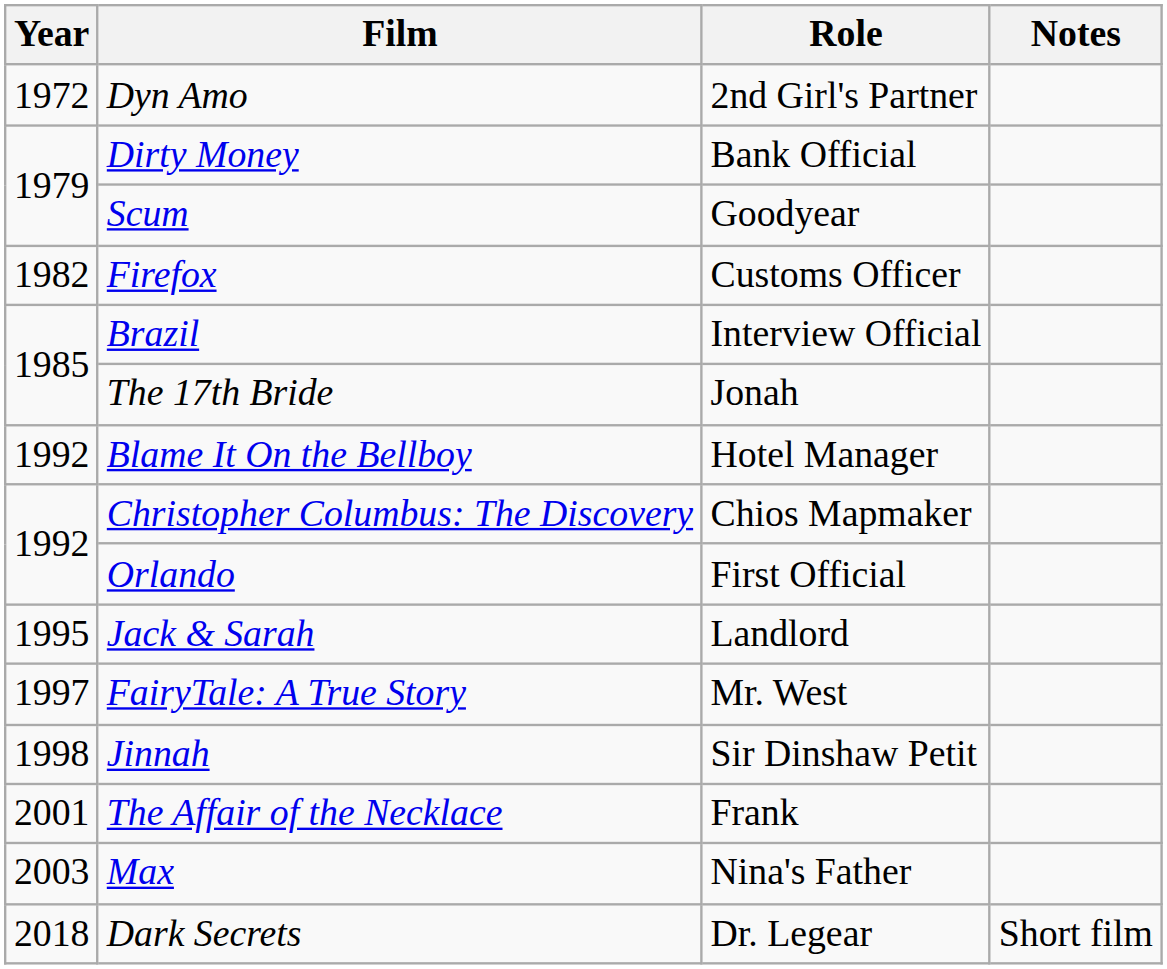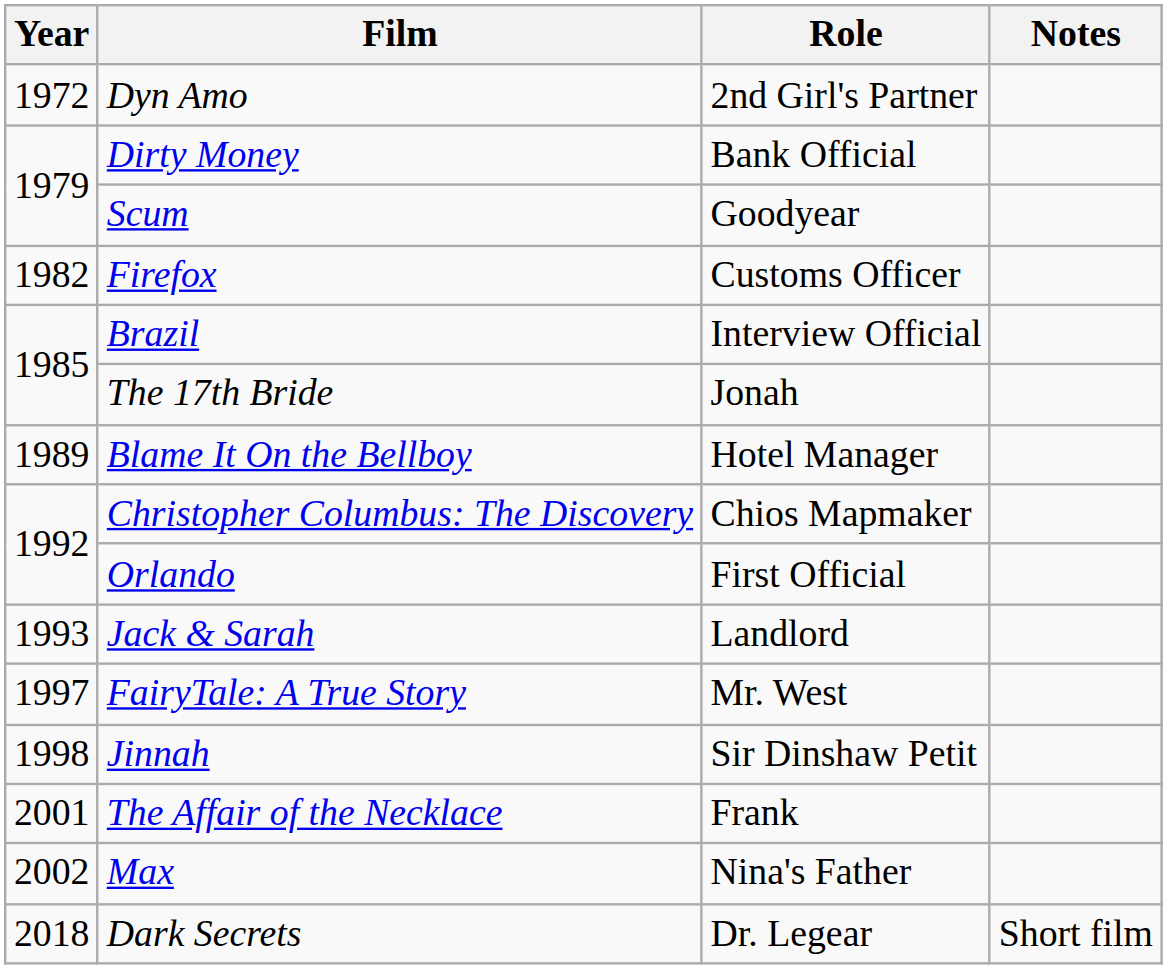(52, 453) 1992 -> (52, 453) 1989
(52, 633) 1995 -> (52, 633) 1993
(52, 872) 2003 -> (52, 872) 2002
